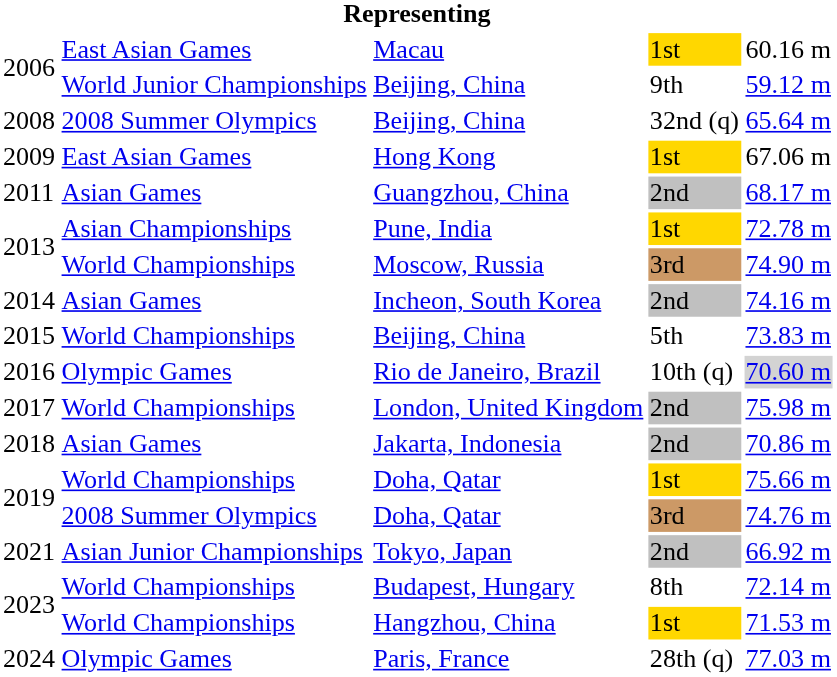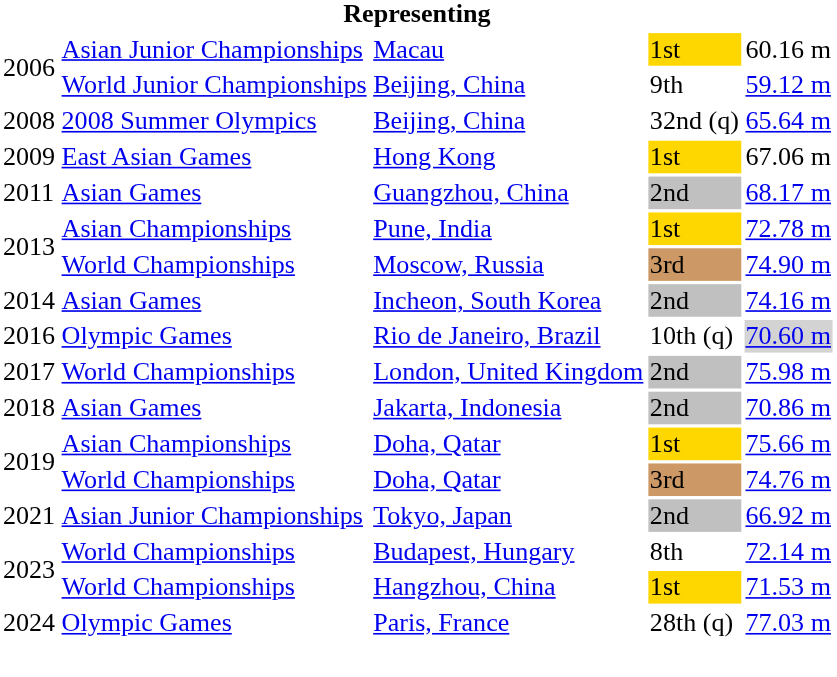(156, 49) East Asian Games -> (212, 49) Asian Junior Championships
- row: (449, 335)
(178, 479) World Championships -> (176, 443) Asian Championships
(189, 515) 2008 Summer Olympics -> (178, 479) World Championships
